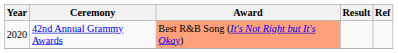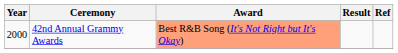(17, 34) 2020 -> (17, 34) 2000
